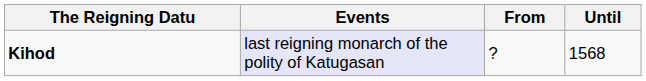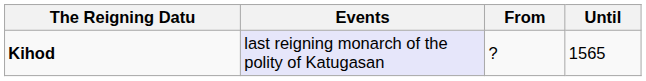(587, 52) 1568 -> (587, 52) 1565
